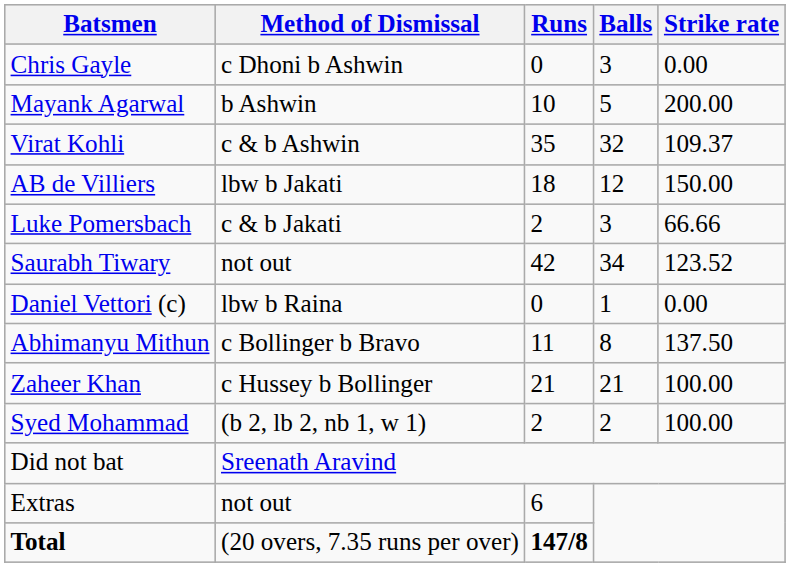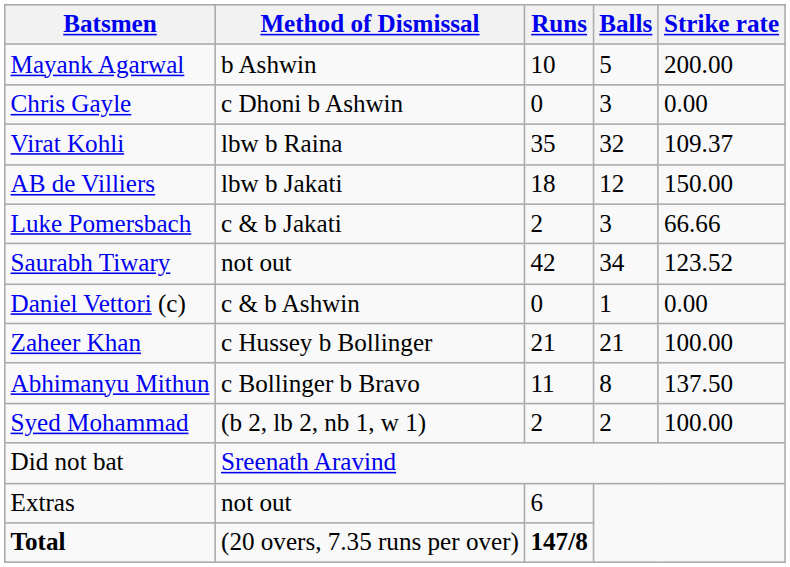rows swapped: (97, 104) <-> (71, 64)
(290, 143) c & b Ashwin -> (282, 143) lbw b Raina
(282, 303) lbw b Raina -> (290, 303) c & b Ashwin
rows swapped: (110, 343) <-> (76, 382)
